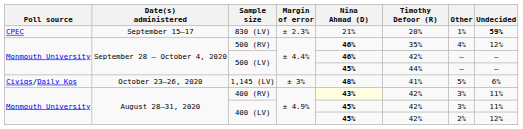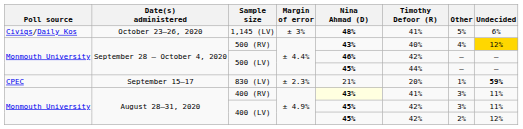rows swapped: (160, 81) <-> (160, 31)
(349, 44) 46% -> (349, 44) 43%
(415, 44) 35% -> (415, 44) 40%
(496, 44) no background -> (496, 44) gold background
(415, 93) 42% -> (415, 93) 41%
